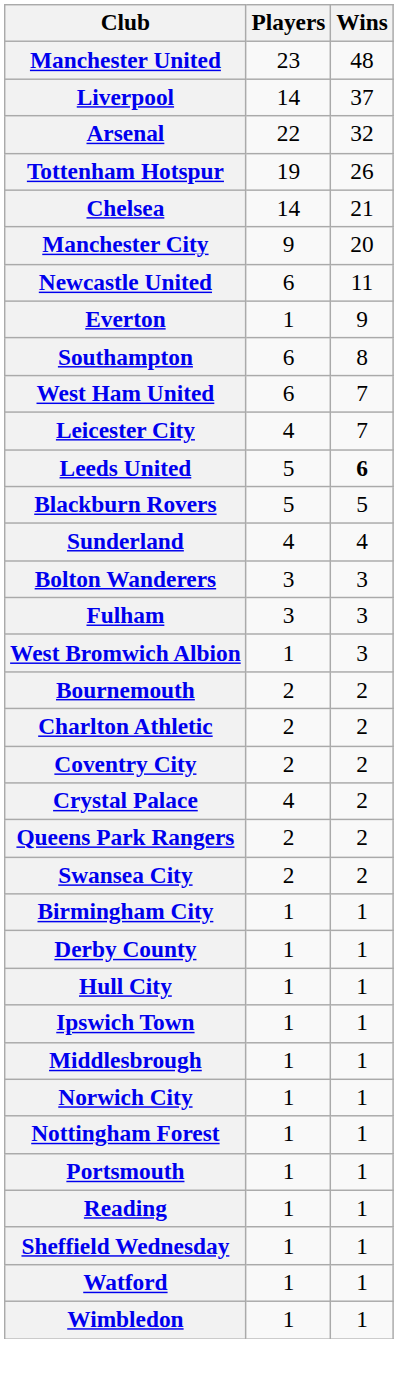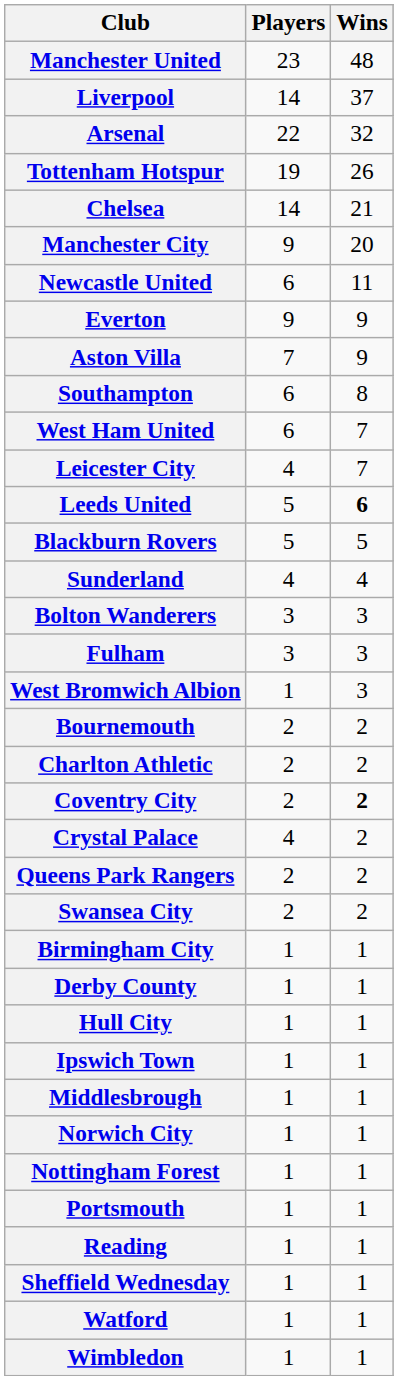(288, 319) 1 -> (288, 319) 9
+ row: (125, 356)
(362, 763) normal -> (362, 801) bold
